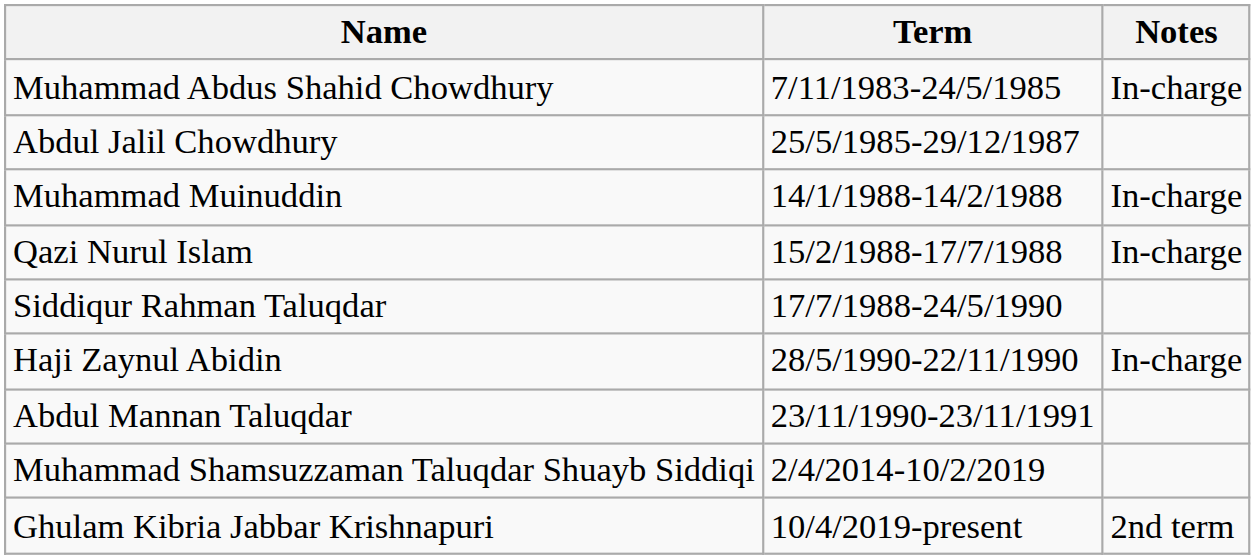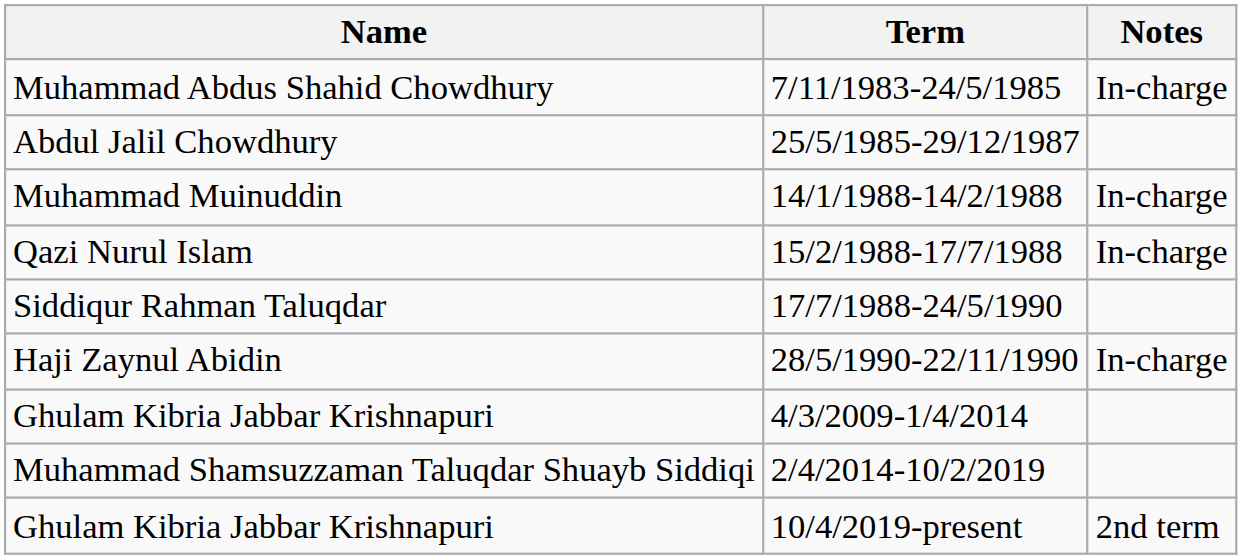- row: (182, 415)
+ row: (253, 415)
